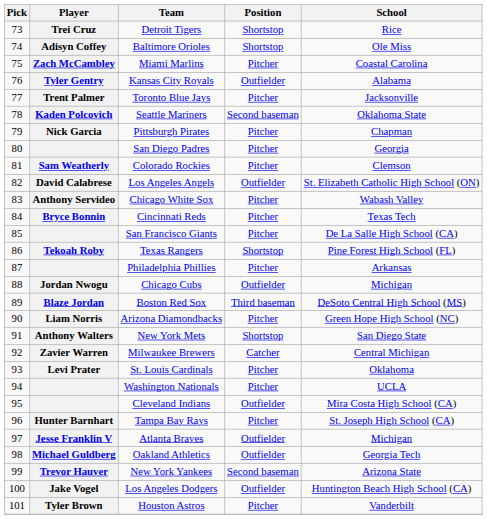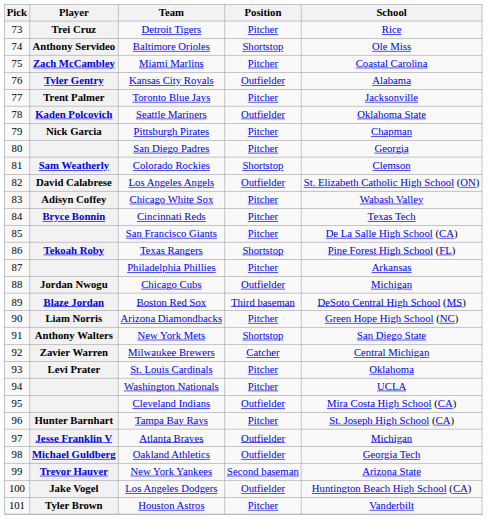(263, 30) Shortstop -> (263, 30) Pitcher
(74, 47) Adisyn Coffey -> (74, 47) Anthony Servideo
(263, 115) Second baseman -> (263, 115) Outfielder
(263, 166) Pitcher -> (263, 166) Shortstop
(74, 200) Anthony Servideo -> (74, 200) Adisyn Coffey
